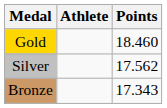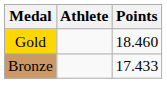- row: (30, 66)
(137, 90) 17.343 -> (137, 66) 17.433
